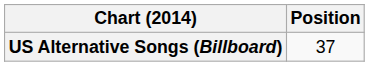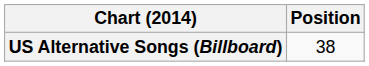(326, 46) 37 -> (326, 46) 38
